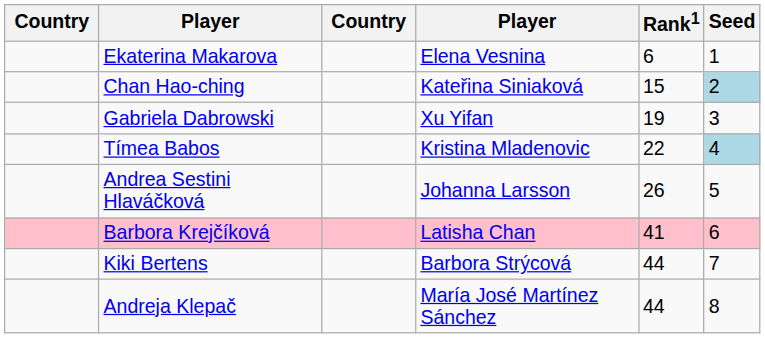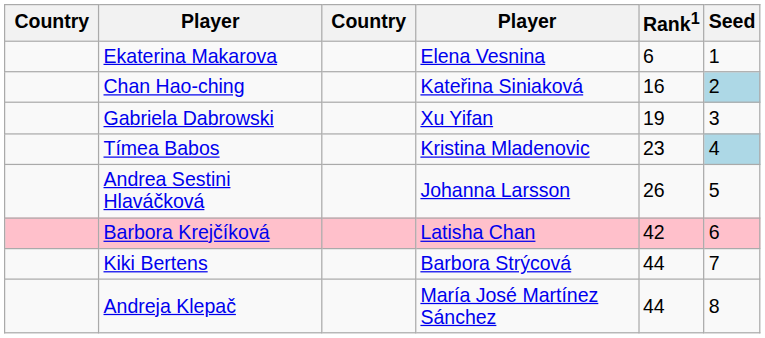(654, 87) 15 -> (654, 87) 16
(654, 149) 22 -> (654, 149) 23
(654, 232) 41 -> (654, 232) 42
